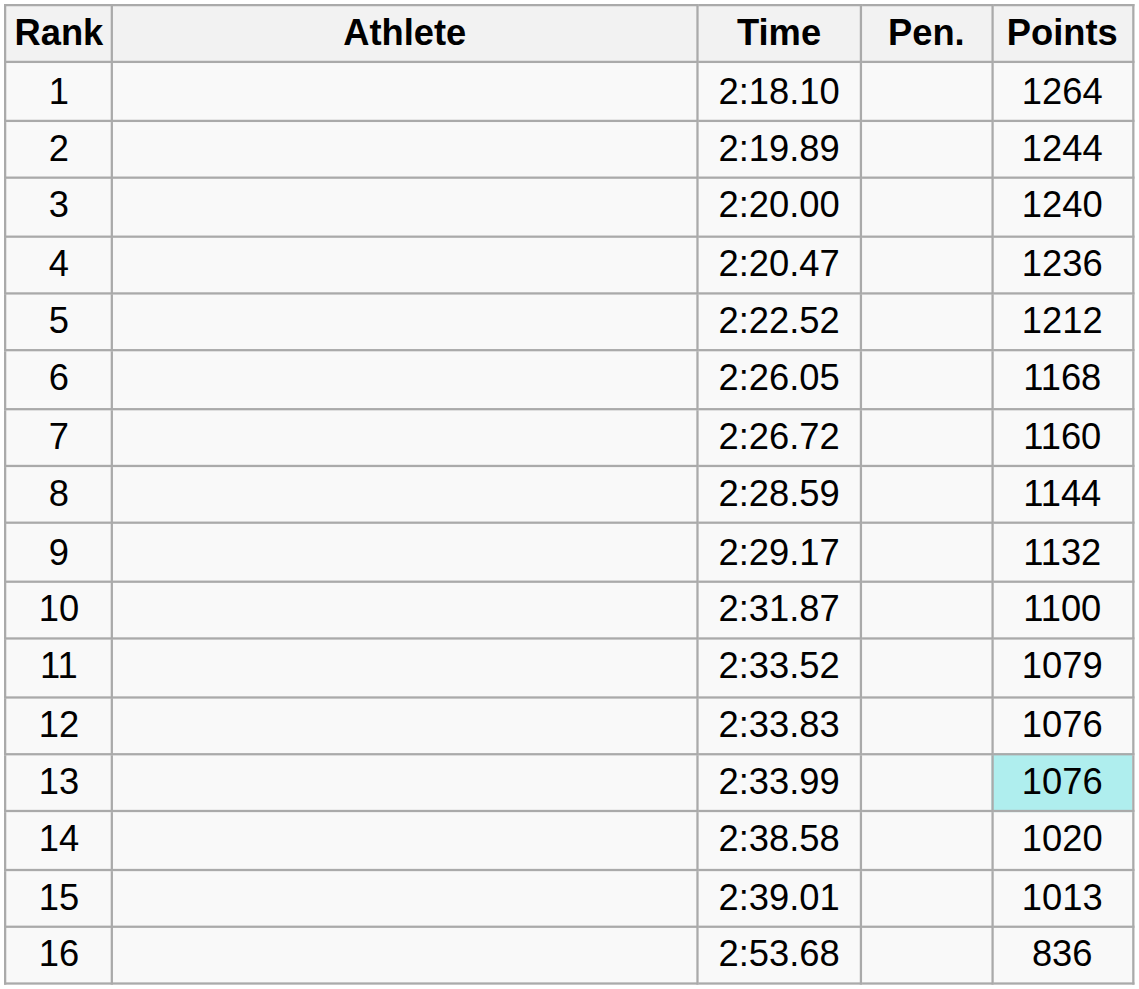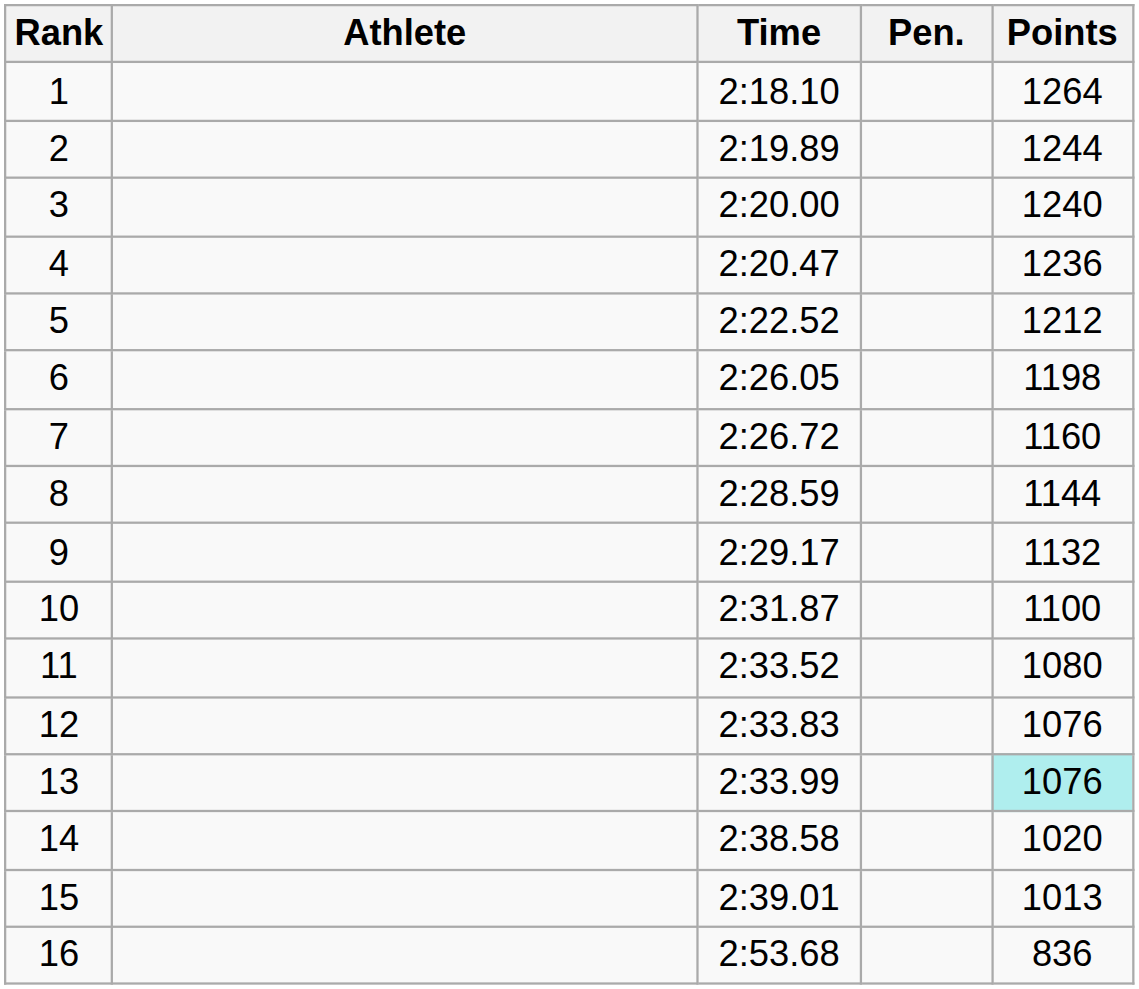(1062, 378) 1168 -> (1062, 378) 1198
(1062, 666) 1079 -> (1062, 666) 1080
